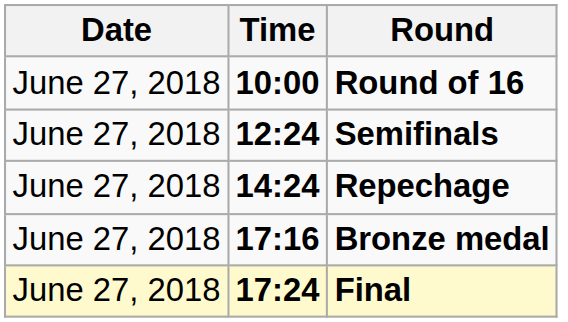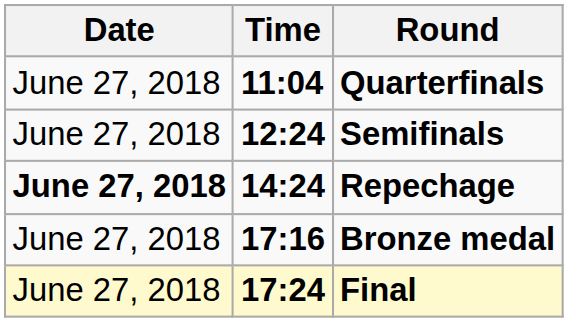- row: (429, 82)
+ row: (442, 82)
(117, 186) normal -> (119, 186) bold
